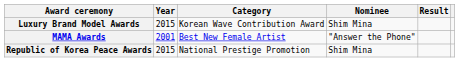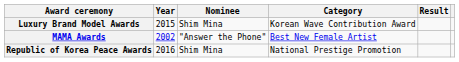columns swapped: (252, 11) <-> (372, 11)
(165, 37) 2001 -> (165, 37) 2002
(165, 50) 2015 -> (165, 50) 2016
